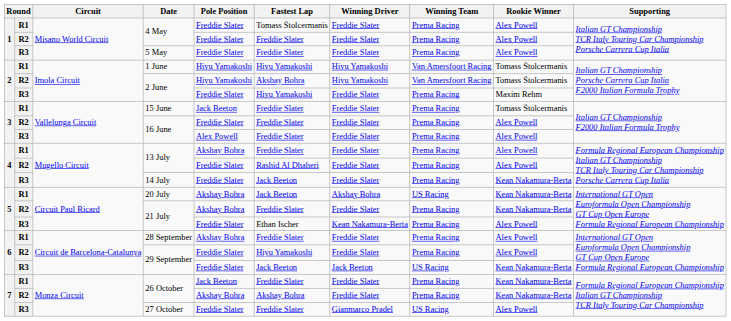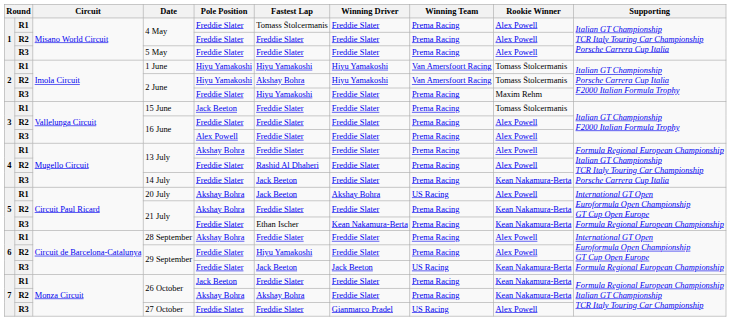(533, 193) Kean Nakamura-Berta -> (516, 193) Alex Powell
(516, 223) Alex Powell -> (533, 223) Kean Nakamura-Berta
